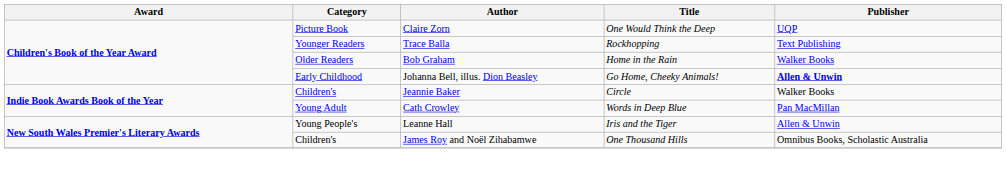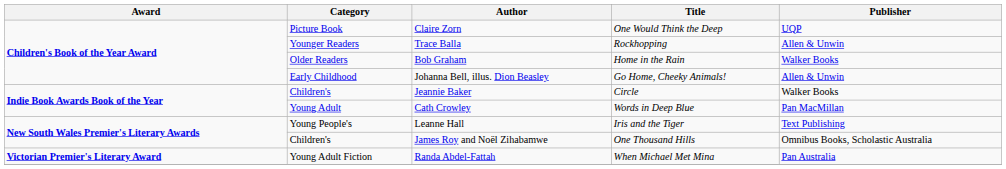(809, 44) Text Publishing -> (813, 44) Allen & Unwin
(810, 76) bold -> (813, 76) normal
(808, 124) Allen & Unwin -> (813, 124) Text Publishing
+ row: (455, 156)
